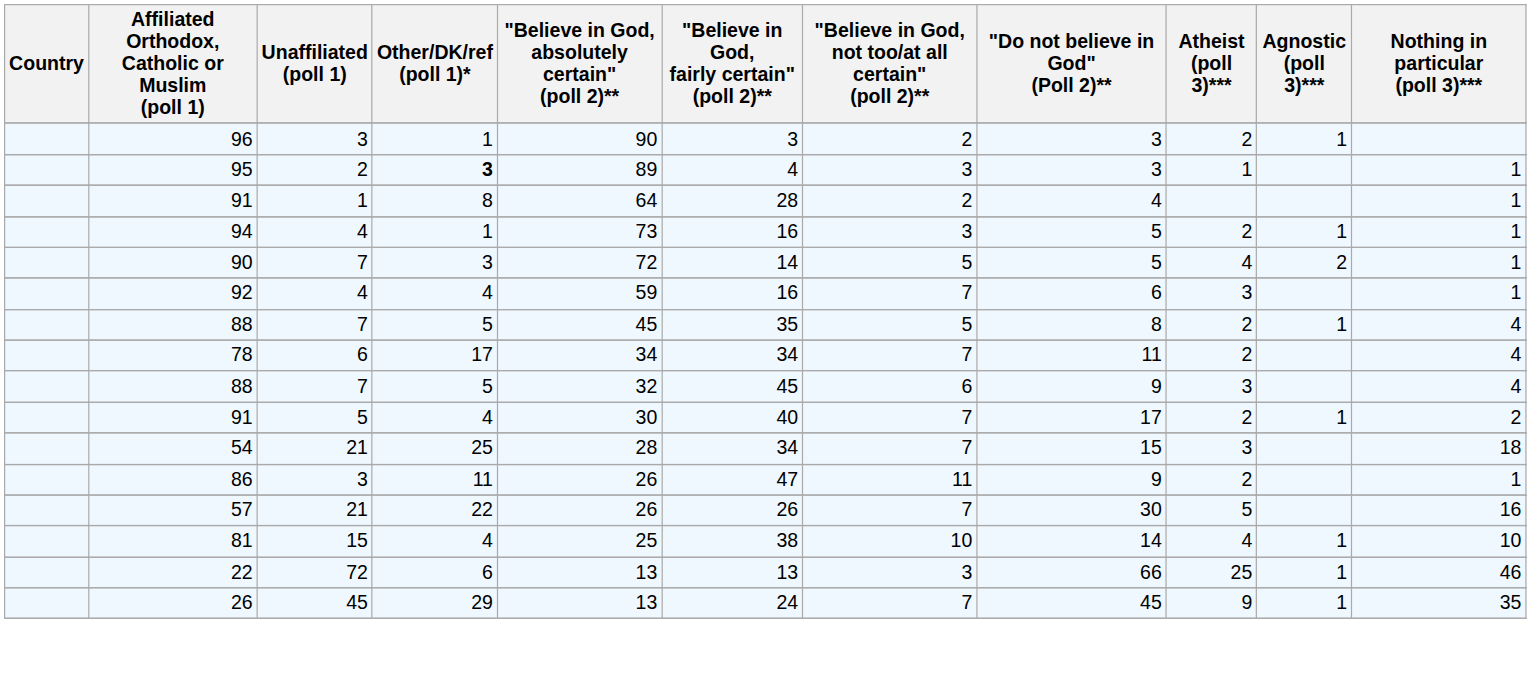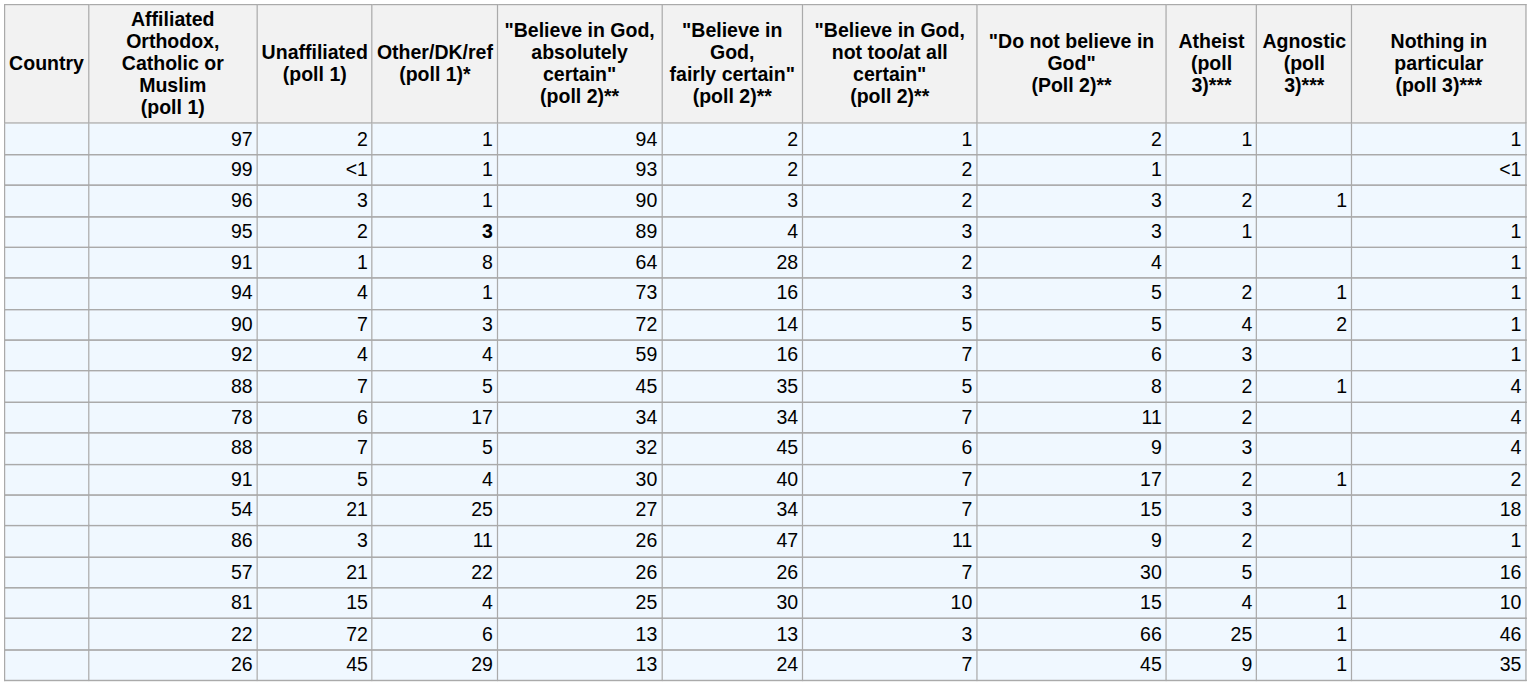+ row: (242, 138)
+ row: (242, 169)
(646, 448) 28 -> (646, 510) 27
(787, 541) 38 -> (787, 603) 30
(1151, 541) 14 -> (1151, 603) 15
